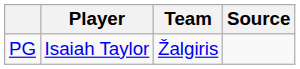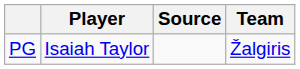columns swapped: (188, 19) <-> (259, 19)
